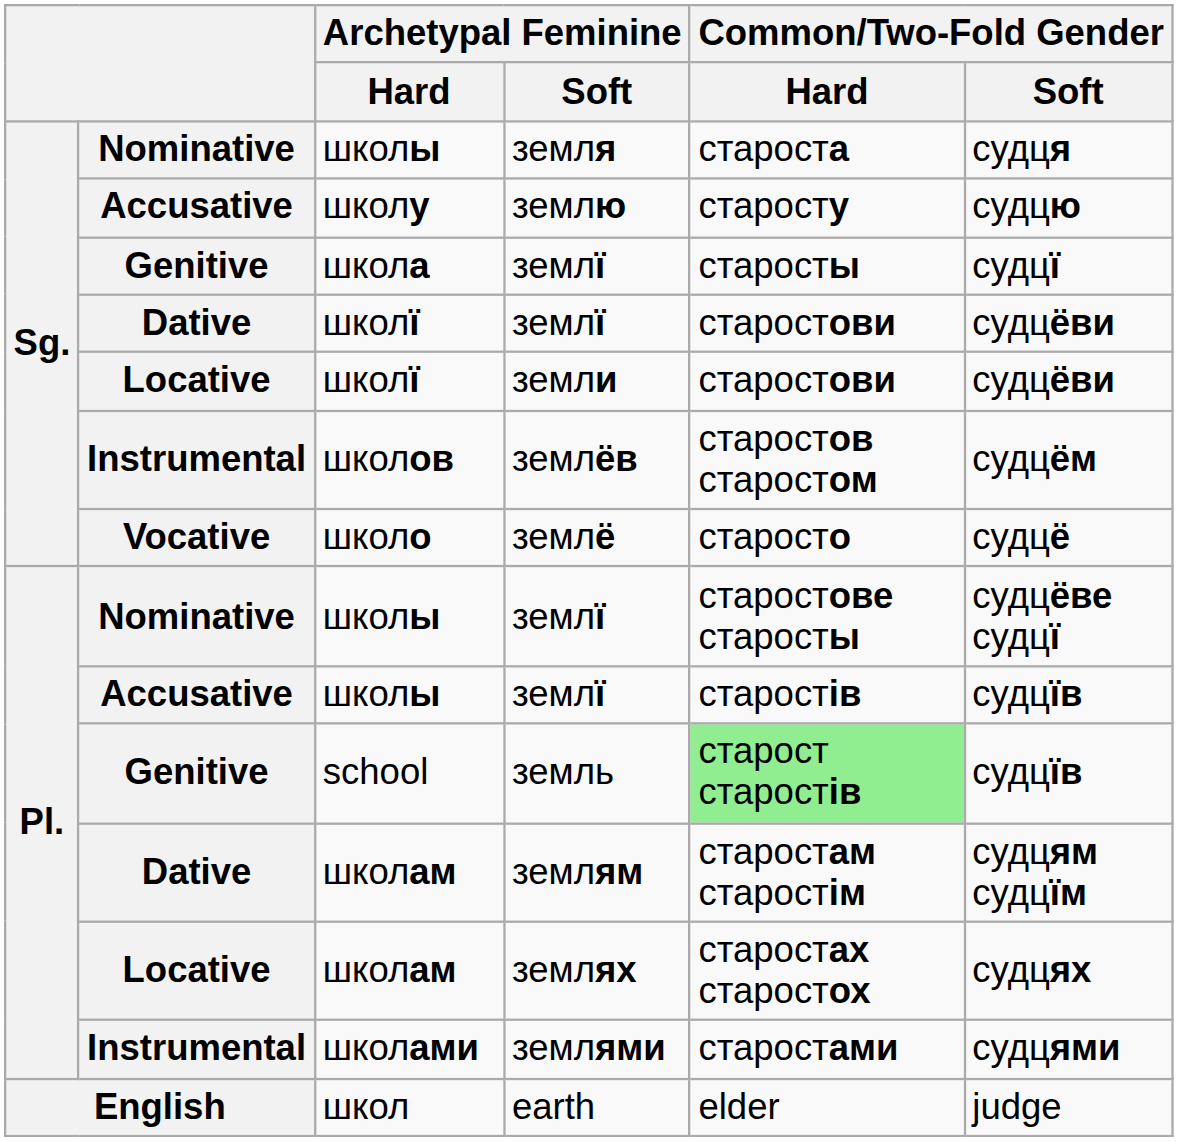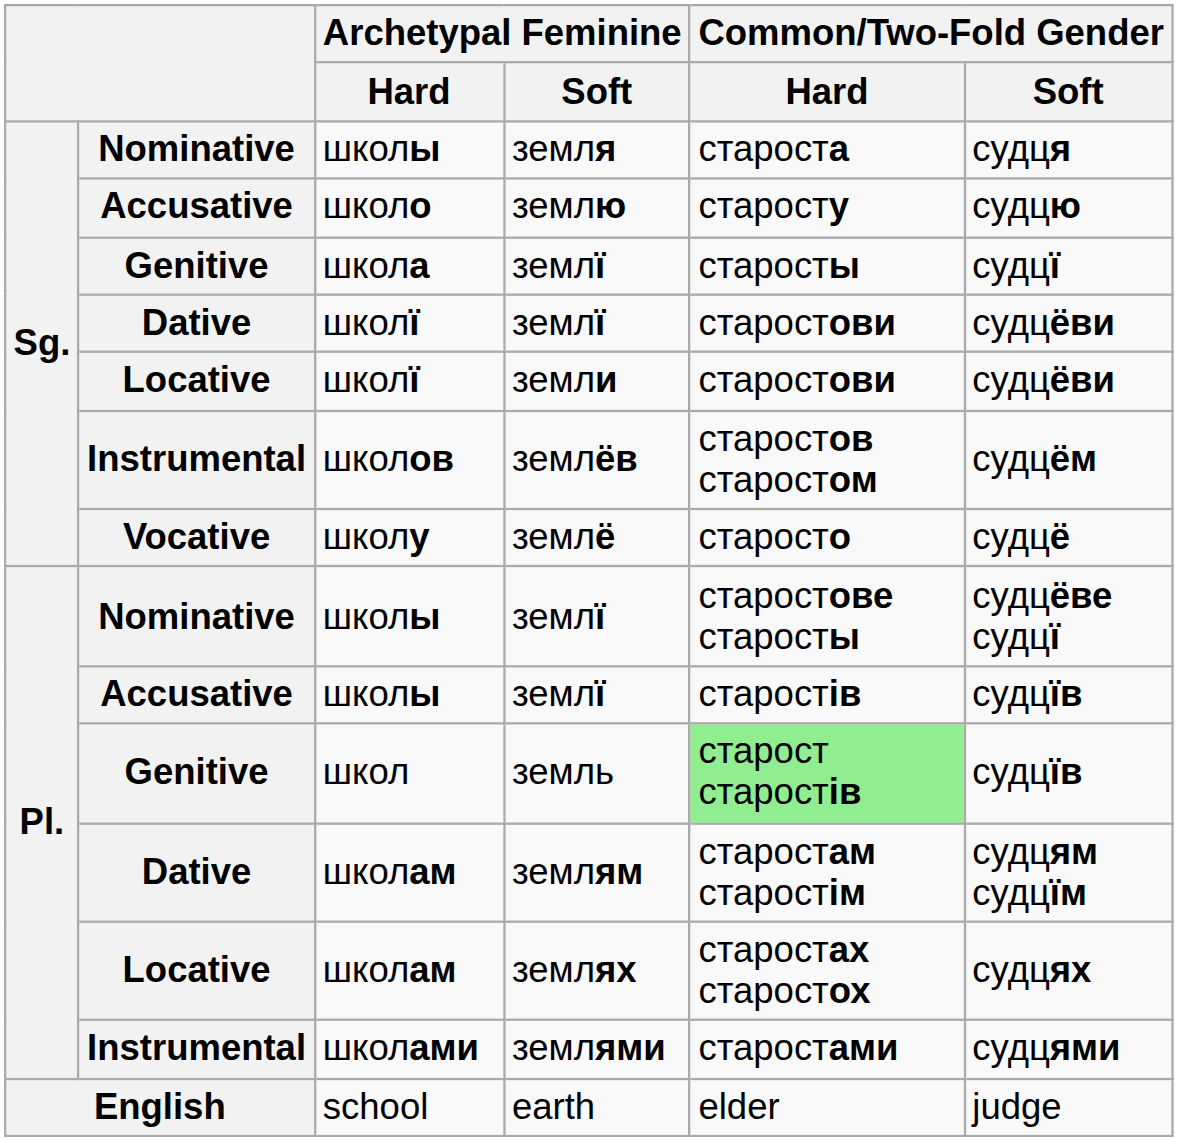(376, 206) школу -> (377, 206) школо
(377, 537) школо -> (376, 537) школу
(376, 772) school -> (366, 772) школ
(366, 1106) школ -> (376, 1106) school
